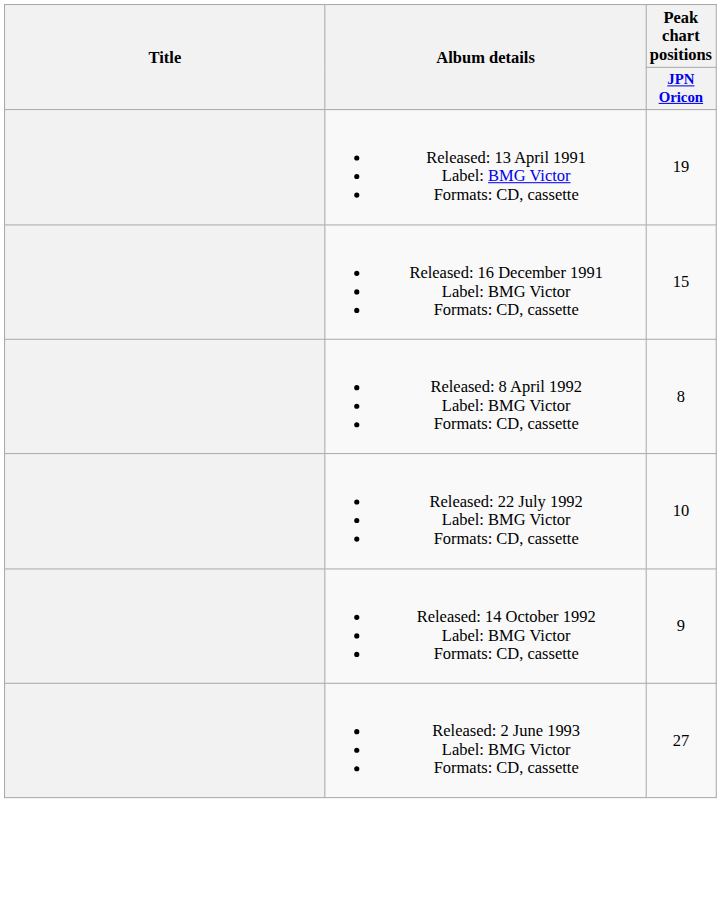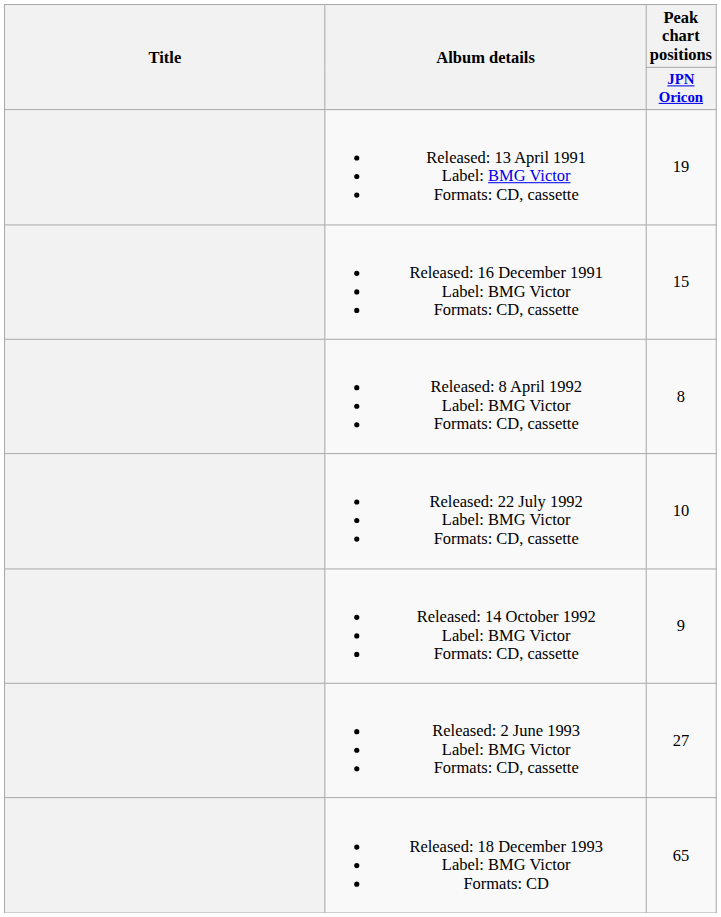+ row: (486, 865)
